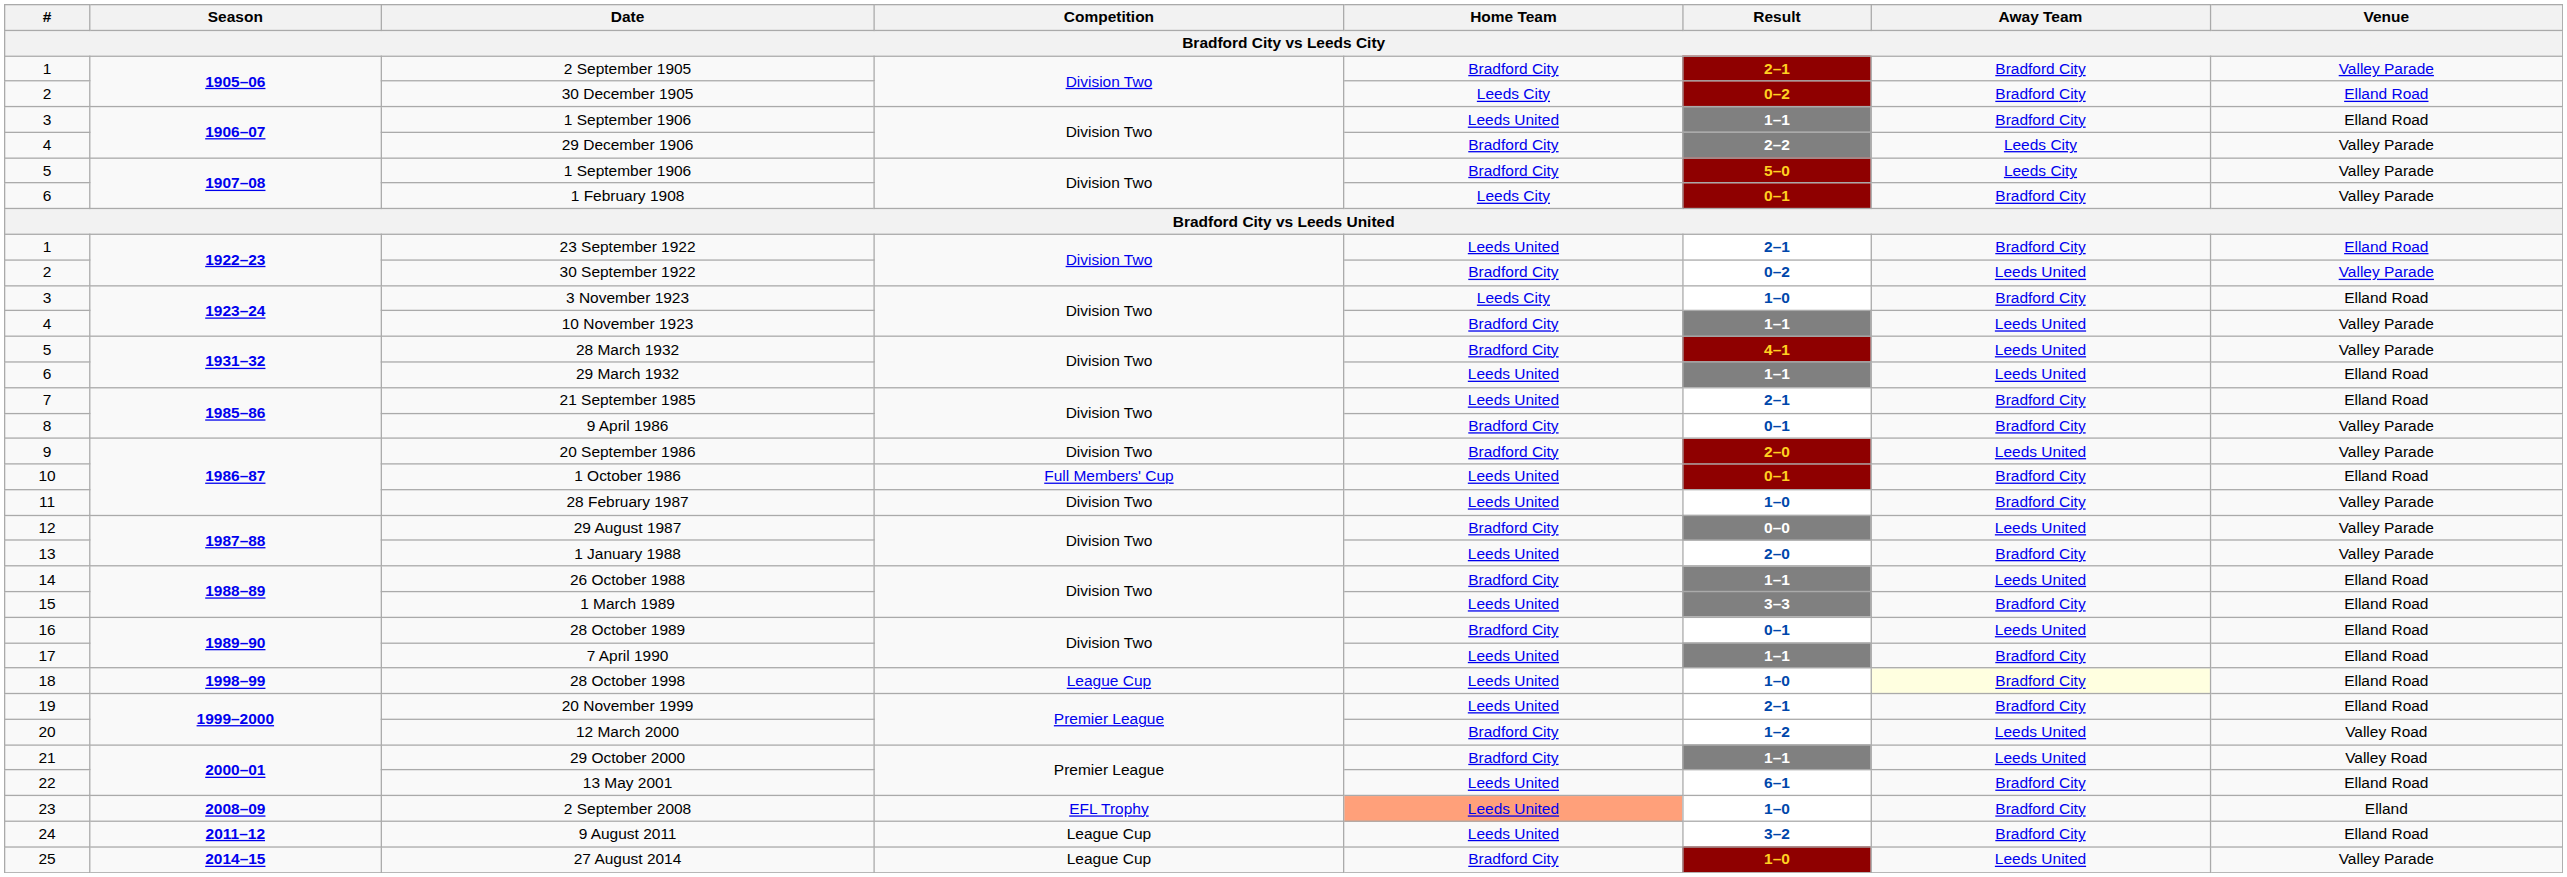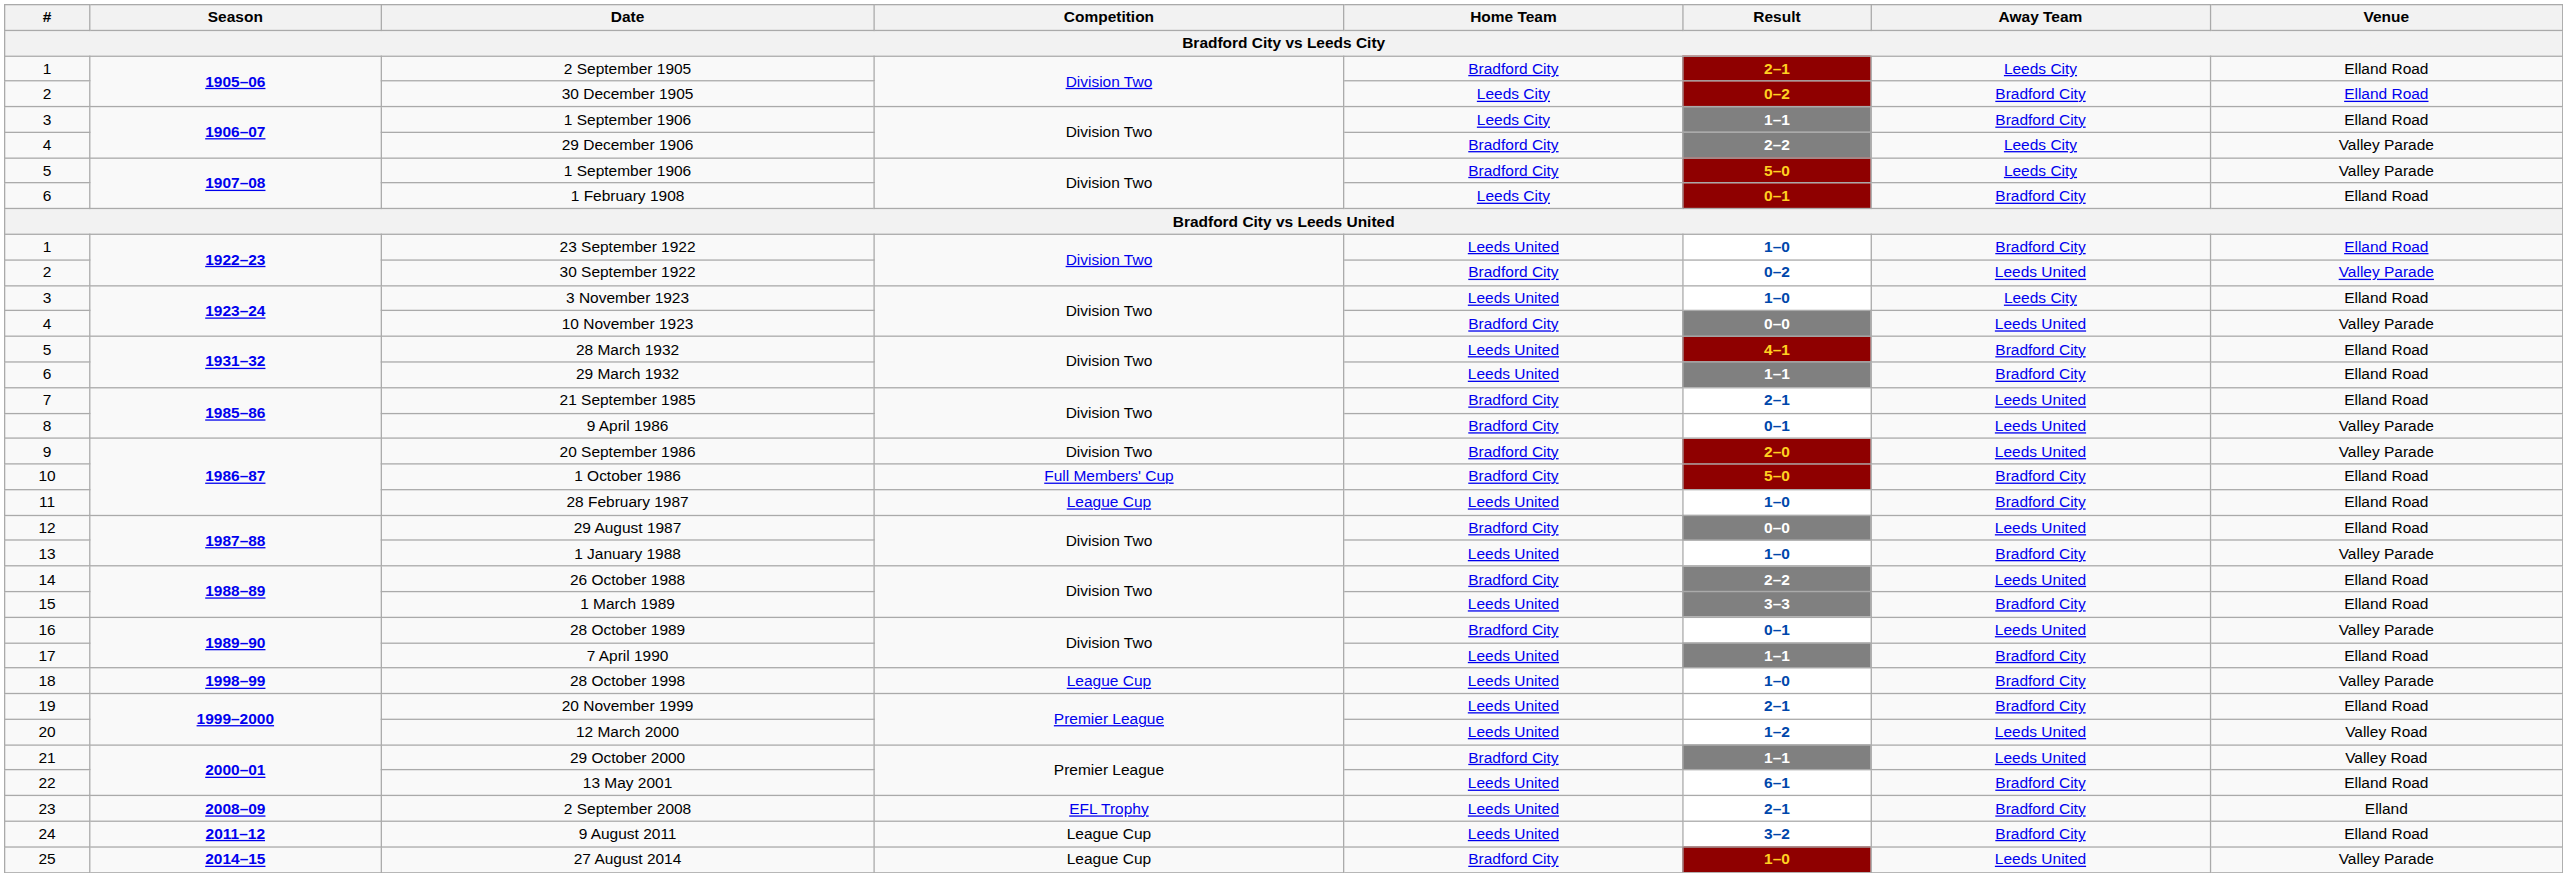(2040, 68) Bradford City -> (2040, 68) Leeds City
(2386, 68) Valley Parade -> (2386, 68) Elland Road
(1513, 119) Leeds United -> (1513, 119) Leeds City
(2386, 196) Valley Parade -> (2386, 196) Elland Road
(1777, 247) 2–1 -> (1777, 247) 1–0
(1513, 298) Leeds City -> (1513, 298) Leeds United
(2040, 298) Bradford City -> (2040, 298) Leeds City
(1777, 324) 1–1 -> (1777, 324) 0–0
(1513, 349) Bradford City -> (1513, 349) Leeds United
(2040, 349) Leeds United -> (2040, 349) Bradford City
(2386, 349) Valley Parade -> (2386, 349) Elland Road
(2040, 375) Leeds United -> (2040, 375) Bradford City
(1513, 400) Leeds United -> (1513, 400) Bradford City
(2040, 400) Bradford City -> (2040, 400) Leeds United
(2040, 426) Bradford City -> (2040, 426) Leeds United
(1513, 477) Leeds United -> (1513, 477) Bradford City
(1777, 477) 0–1 -> (1777, 477) 5–0
(1109, 502) Division Two -> (1109, 502) League Cup
(2386, 502) Valley Parade -> (2386, 502) Elland Road
(2386, 528) Valley Parade -> (2386, 528) Elland Road
(1777, 553) 2–0 -> (1777, 553) 1–0
(1777, 579) 1–1 -> (1777, 579) 2–2
(2386, 630) Elland Road -> (2386, 630) Valley Parade
(2040, 681) lightyellow background -> (2040, 681) no background
(2386, 681) Elland Road -> (2386, 681) Valley Parade
(1513, 732) Bradford City -> (1513, 732) Leeds United
(1513, 808) lightsalmon background -> (1513, 808) no background
(1777, 808) 1–0 -> (1777, 808) 2–1
